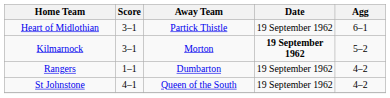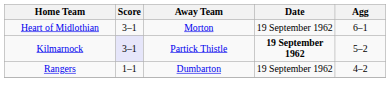(199, 27) Partick Thistle -> (199, 27) Morton
(129, 48) no background -> (129, 48) lavender background
(199, 48) Morton -> (199, 48) Partick Thistle
- row: (60, 85)
